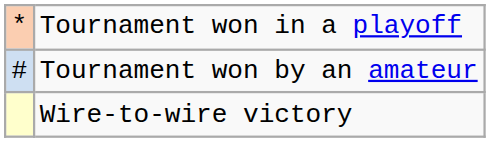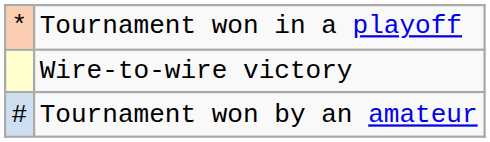rows swapped: (259, 71) <-> (196, 114)
